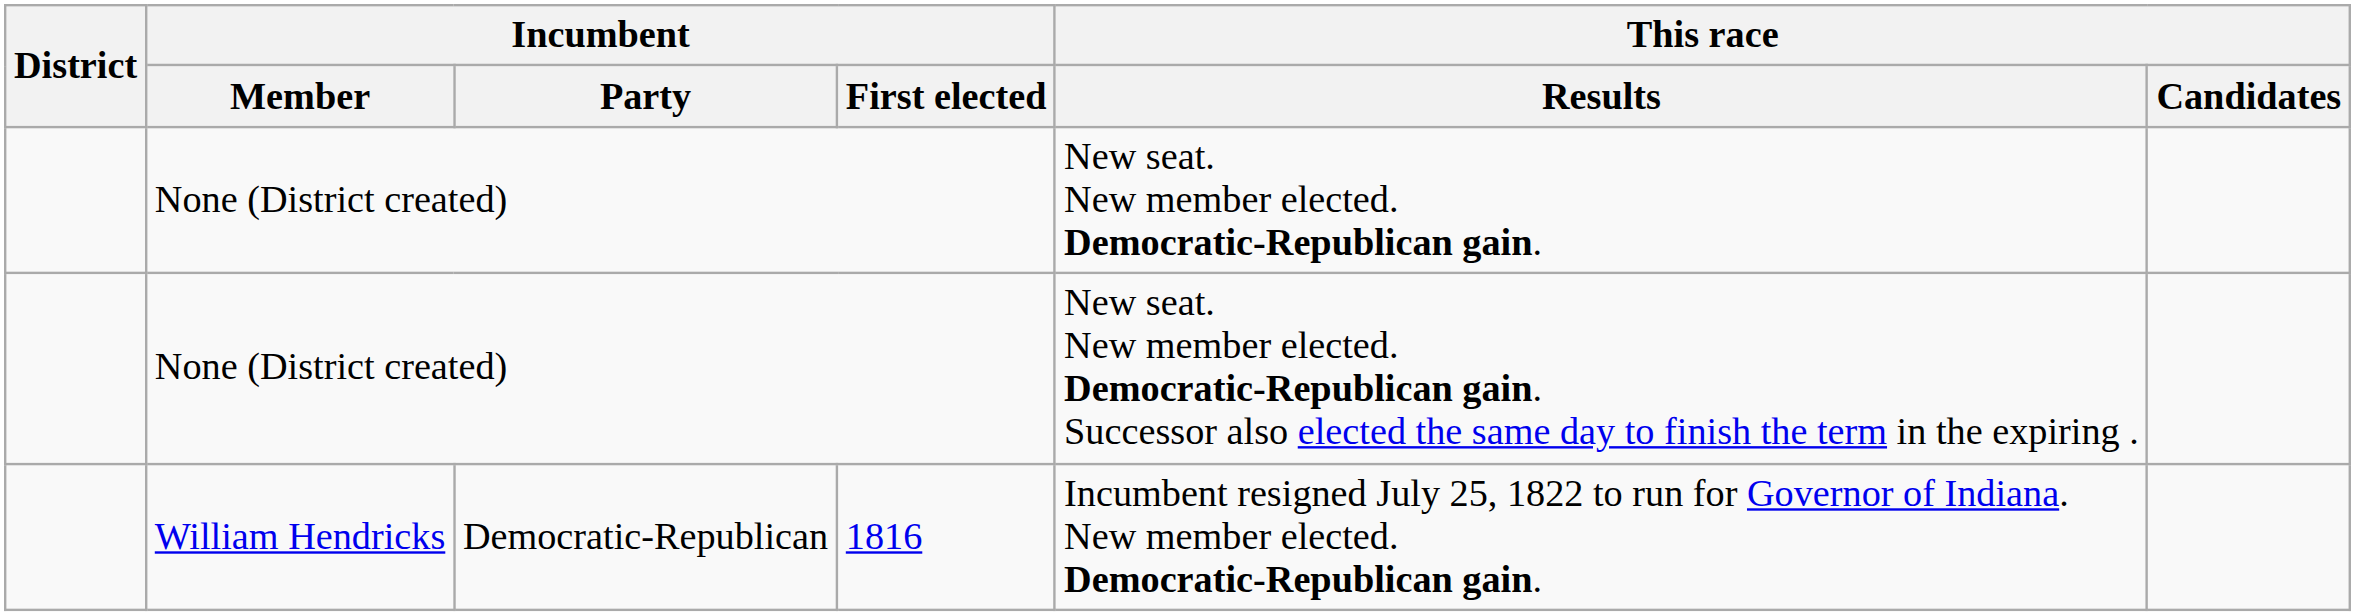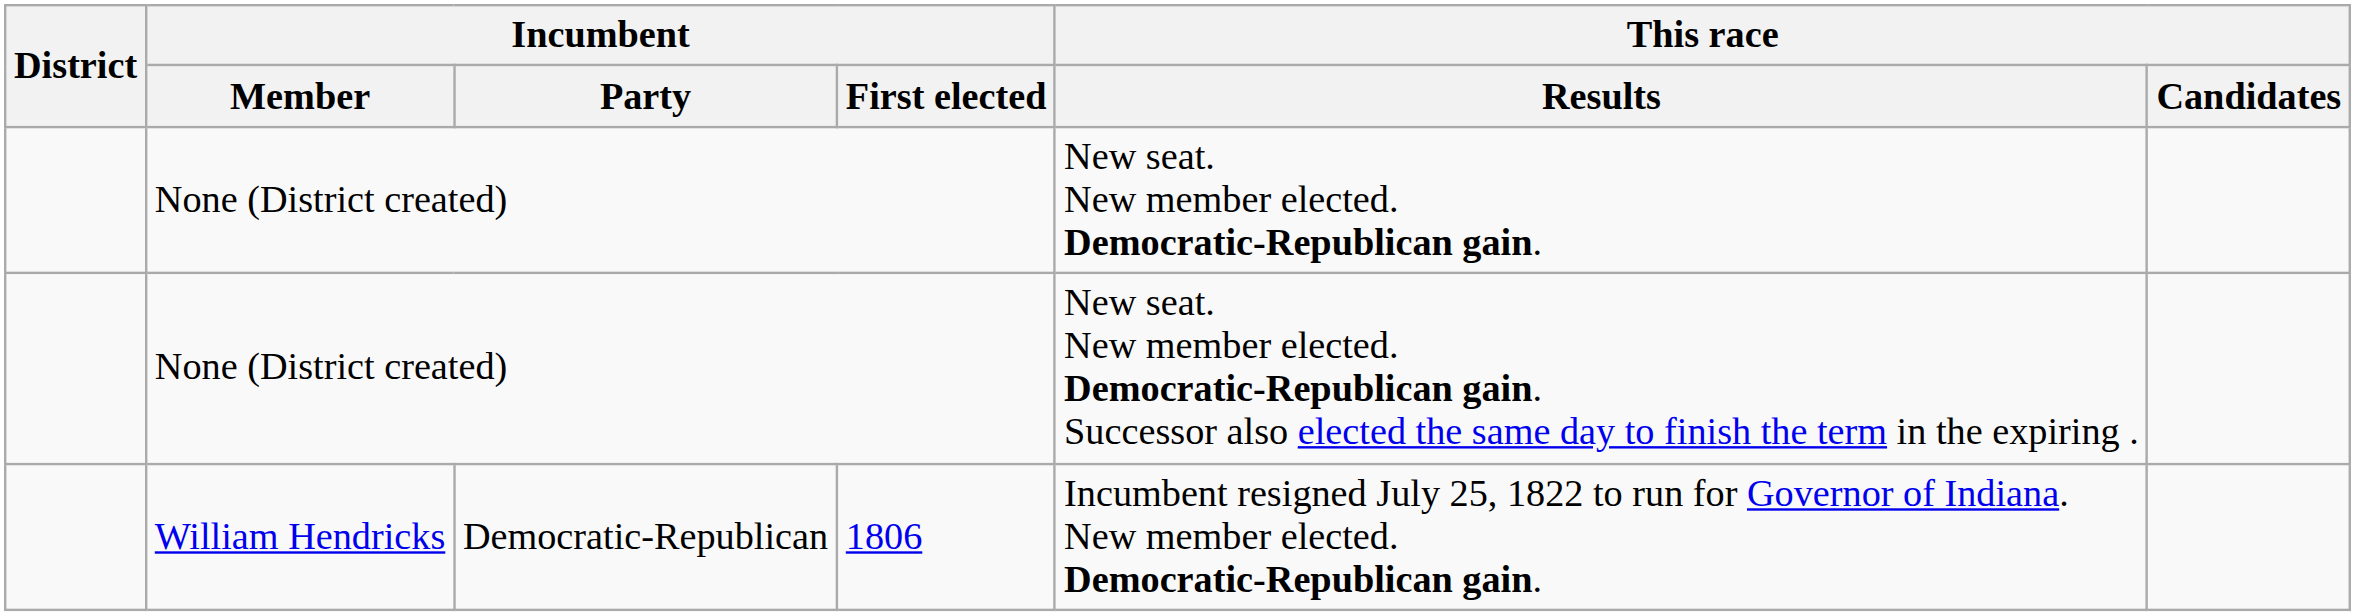(884, 535) 1816 -> (884, 535) 1806
